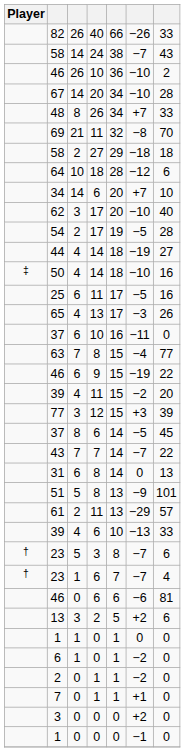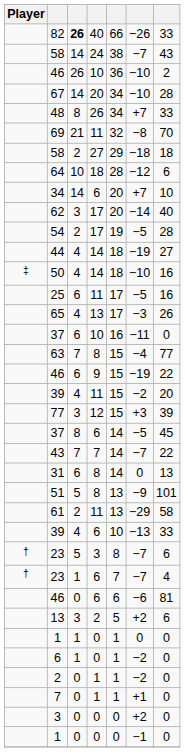(77, 34) normal -> (77, 34) bold
(140, 212) −10 -> (140, 212) −14
(166, 512) 57 -> (166, 512) 58
